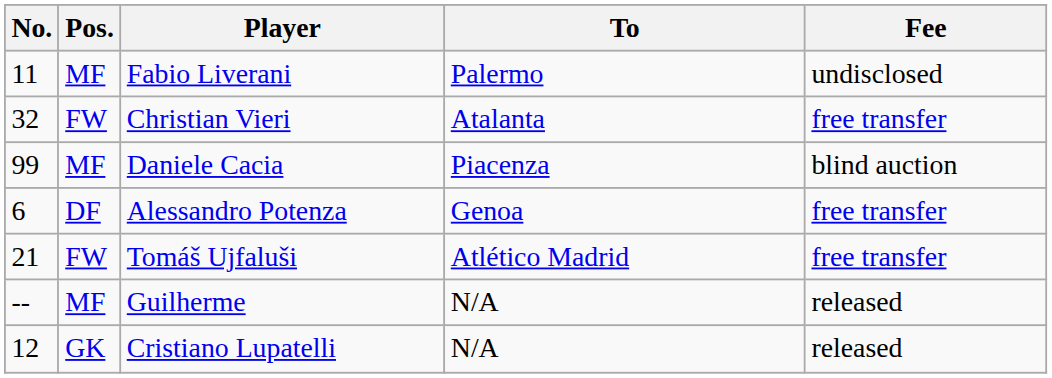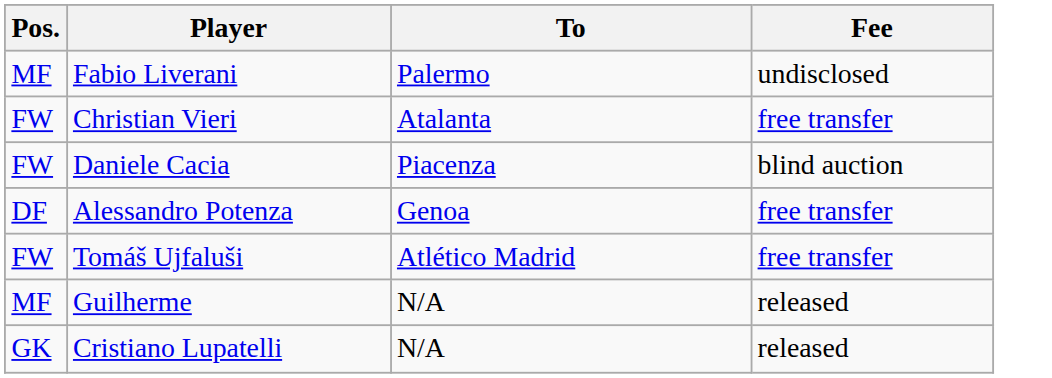- column: (32, 27)
(85, 165) MF -> (32, 165) FW
